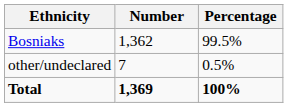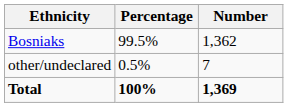columns swapped: (157, 16) <-> (241, 16)
